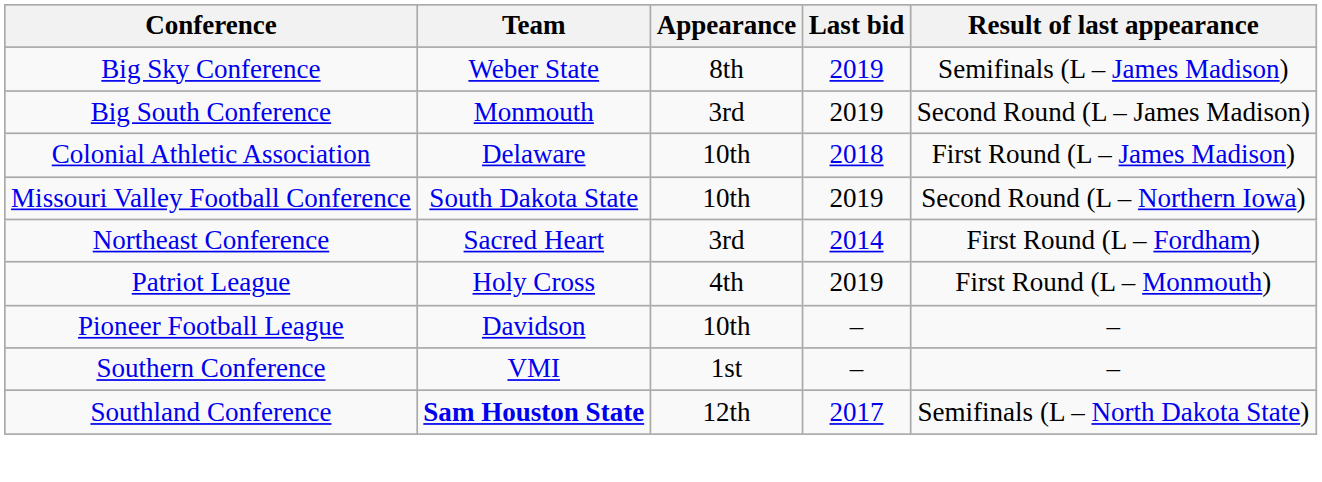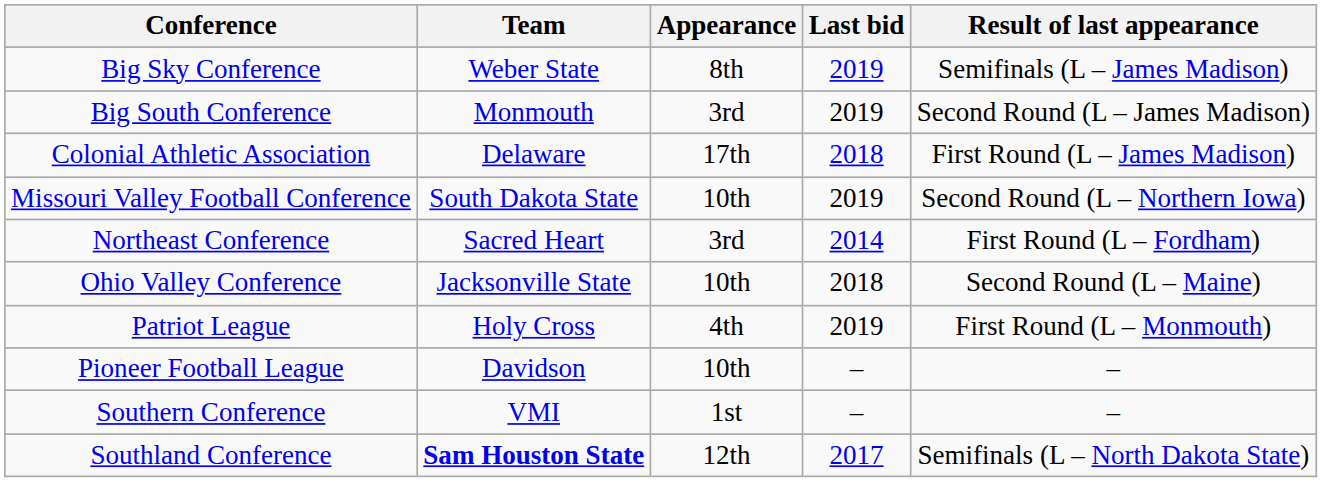(726, 154) 10th -> (726, 154) 17th
+ row: (211, 283)
